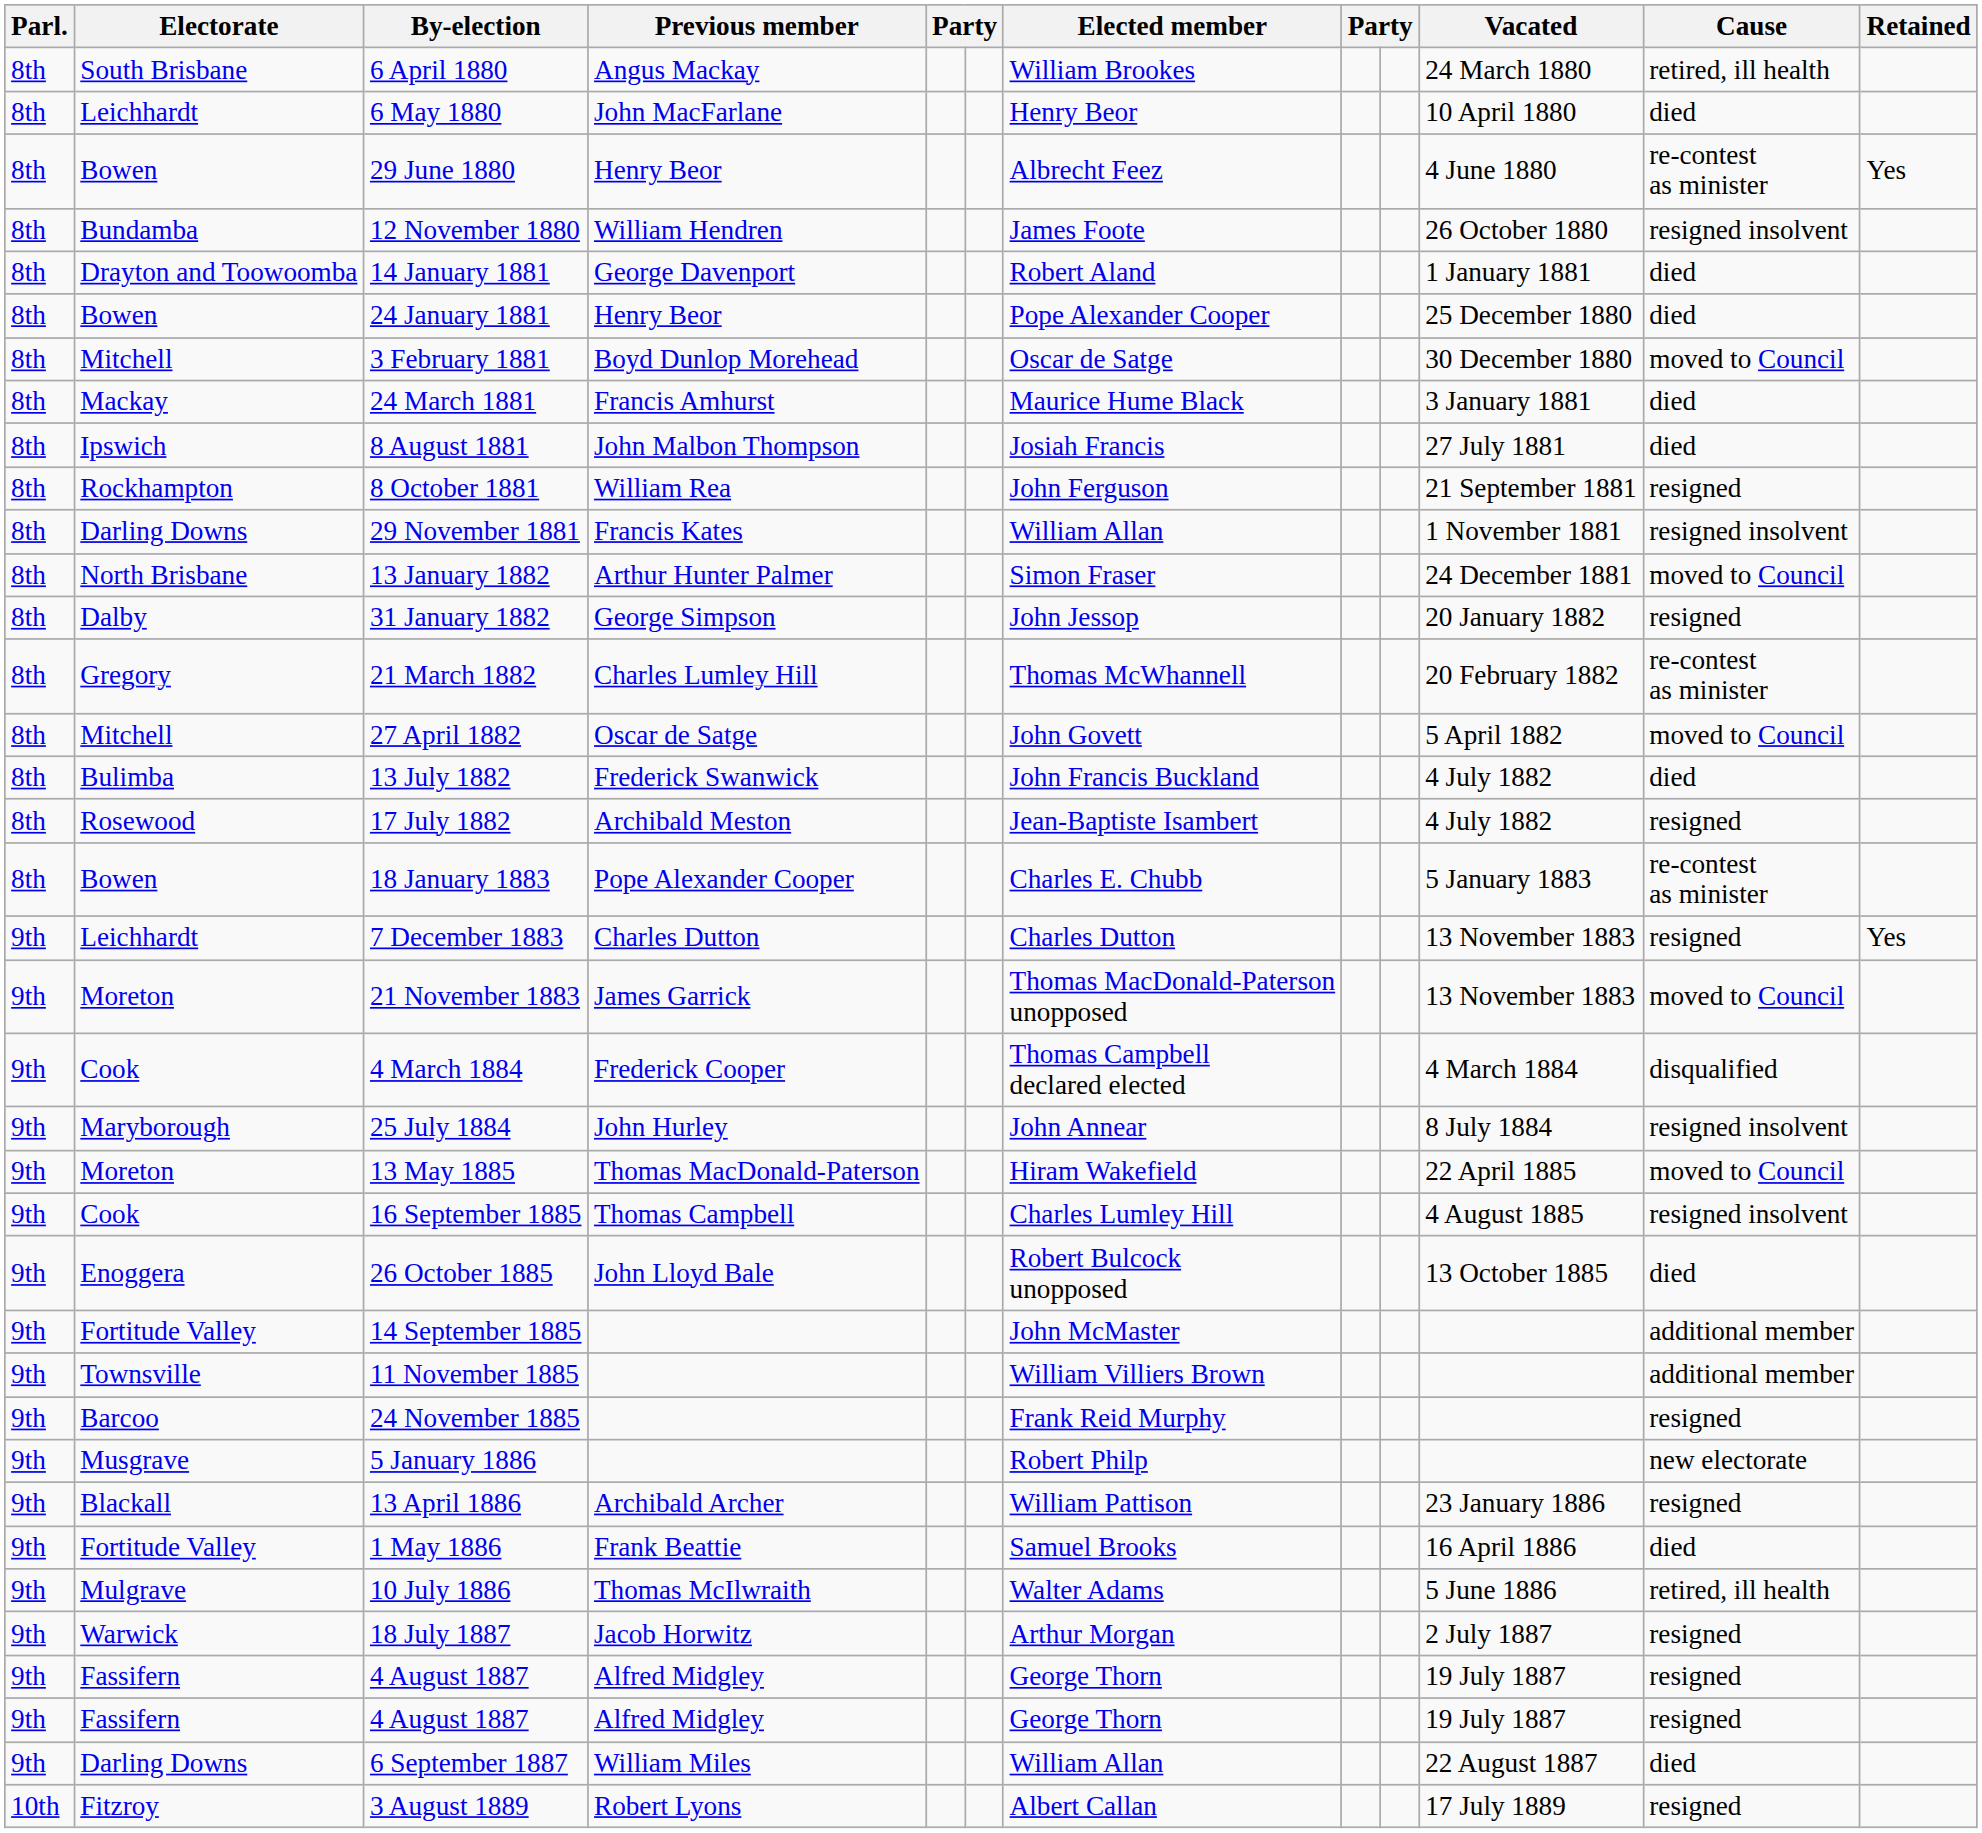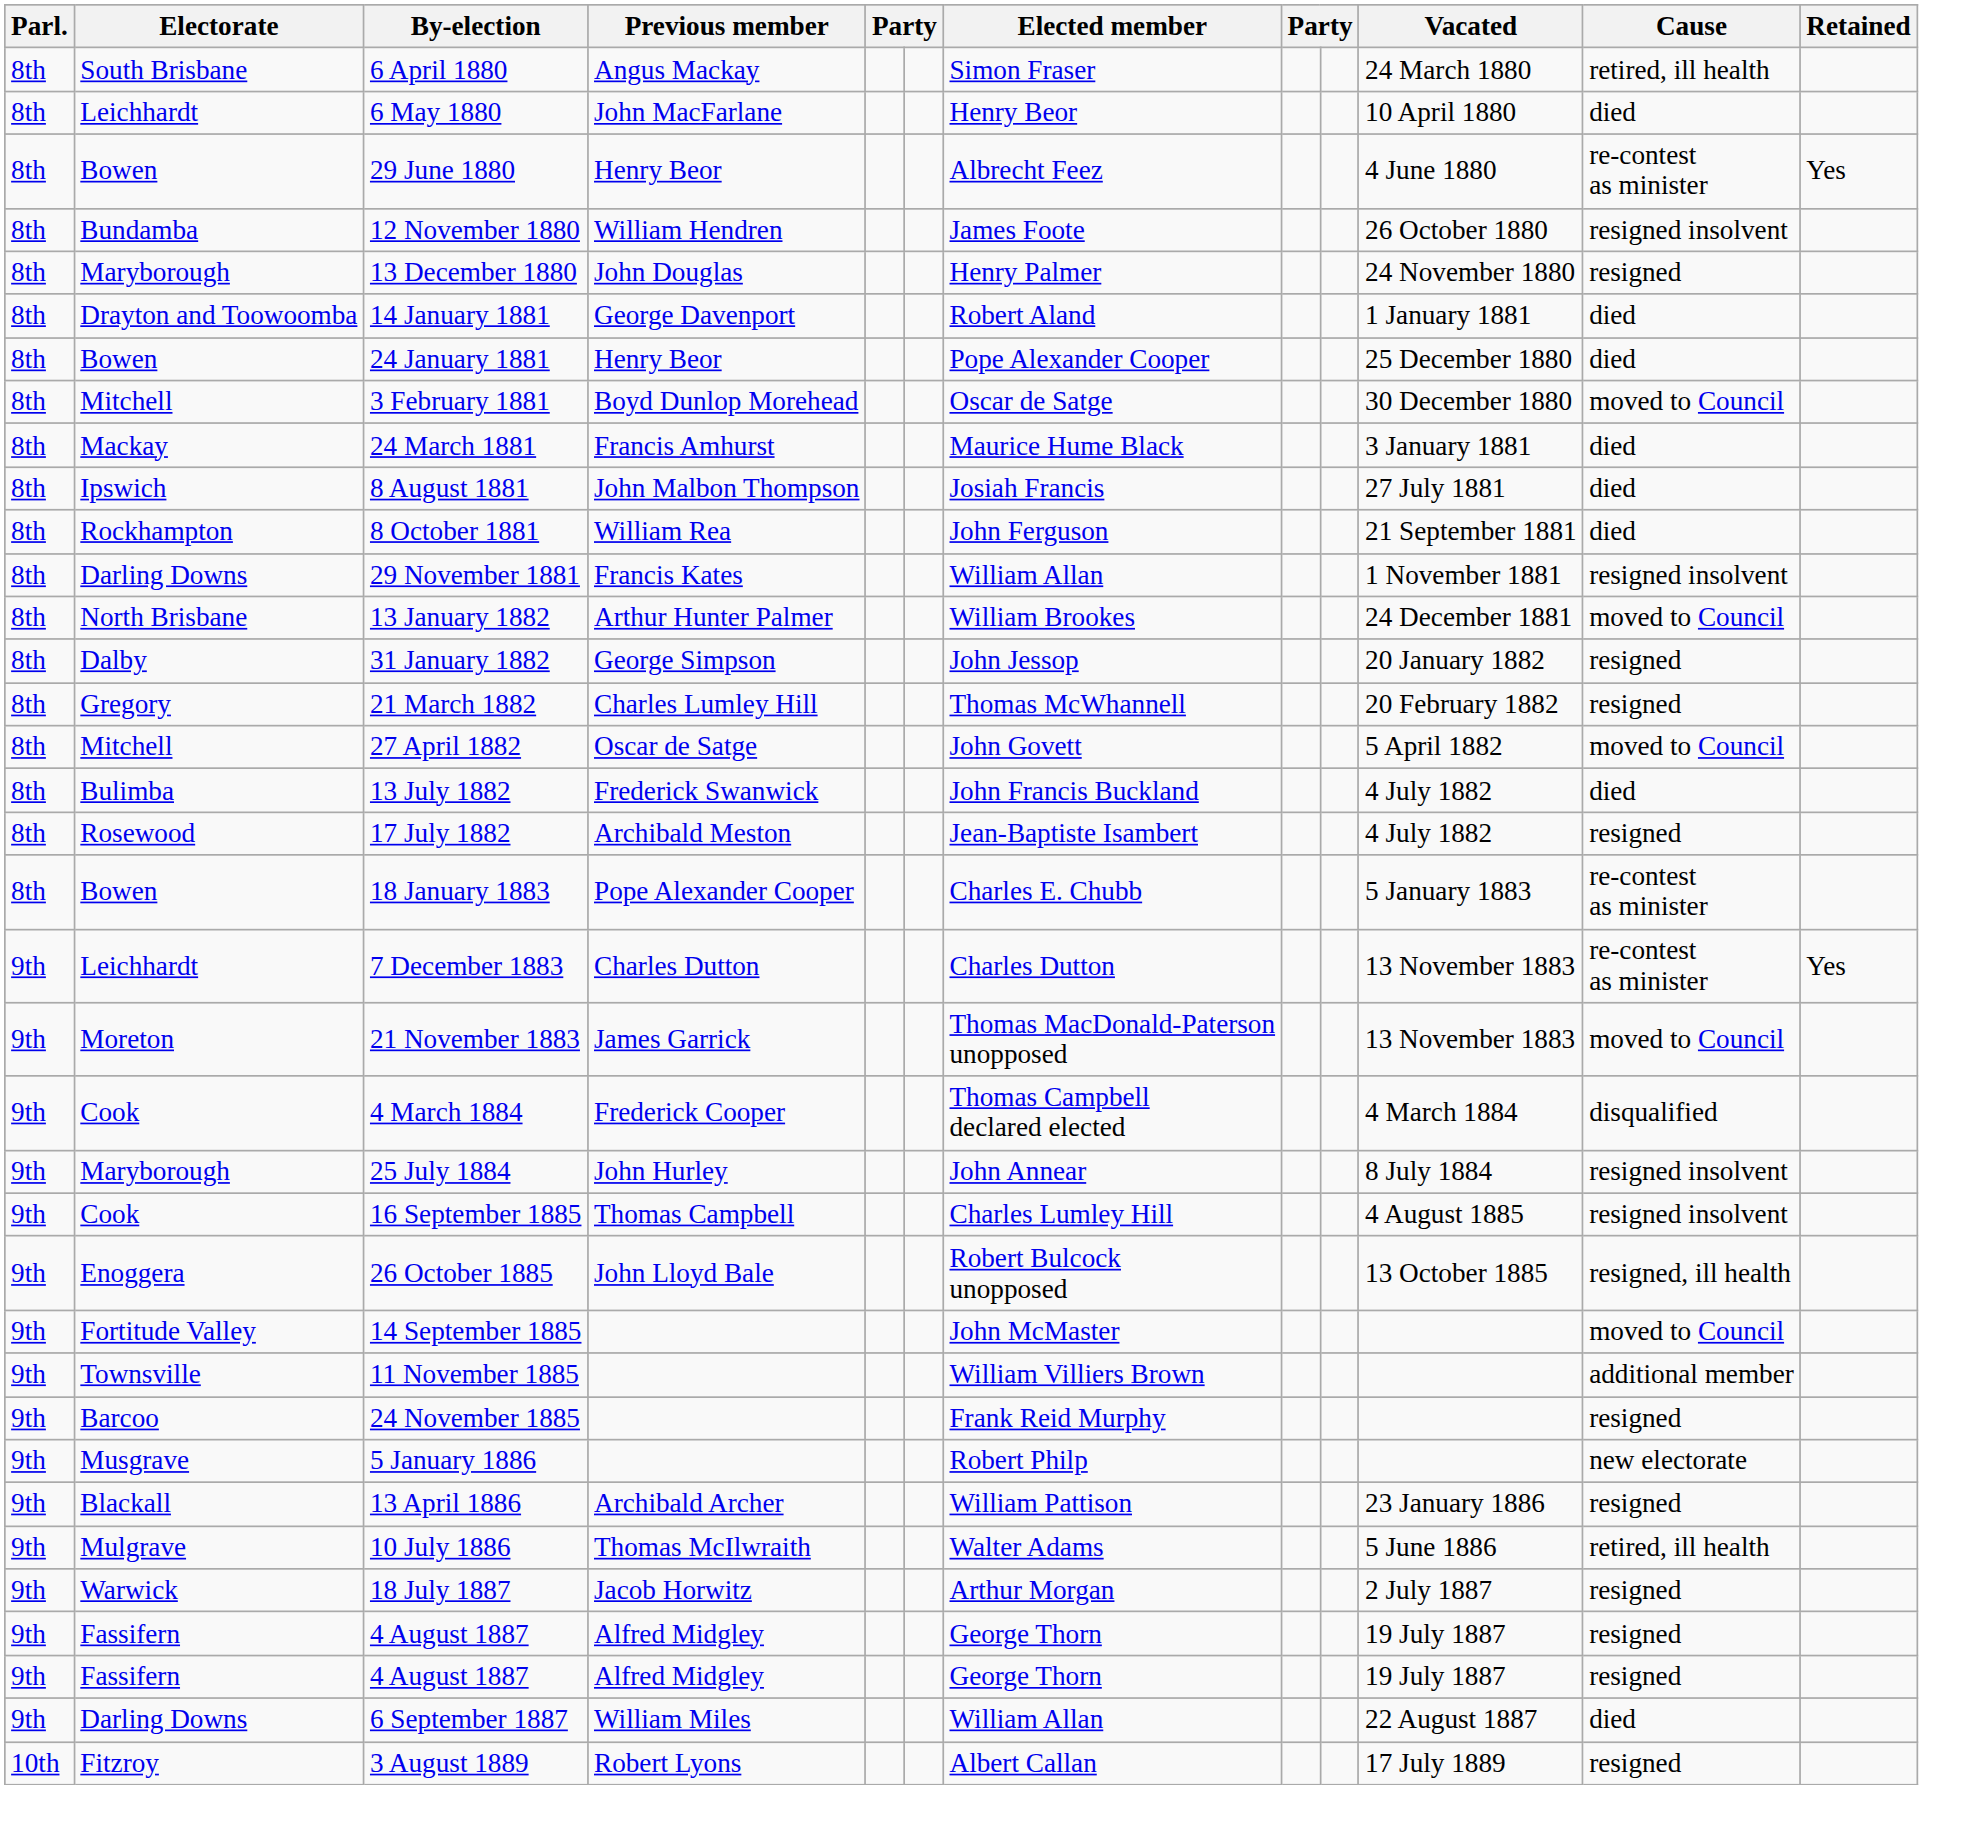(1102, 69) William Brookes -> (1022, 69) Simon Fraser
+ row: (473, 272)
(1695, 488) resigned -> (1613, 531) died
(1083, 574) Simon Fraser -> (1042, 617) William Brookes
(1709, 675) re-contest as minister -> (1635, 703) resigned
(1695, 937) resigned -> (1648, 965) re-contest as minister
- row: (442, 1171)
(1673, 1272) died -> (1690, 1272) resigned, ill health
(1752, 1331) additional member -> (1687, 1331) moved to Council
- row: (436, 1546)
